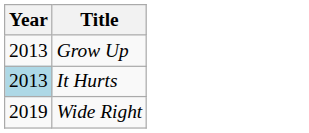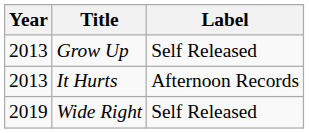+ column: (225, 19)
(28, 81) lightblue background -> (28, 81) no background
